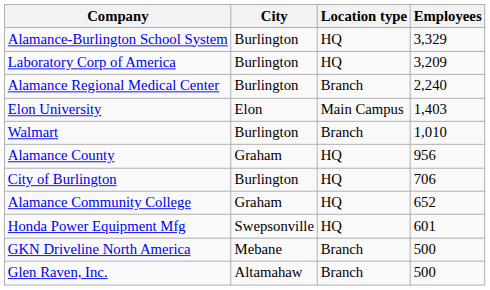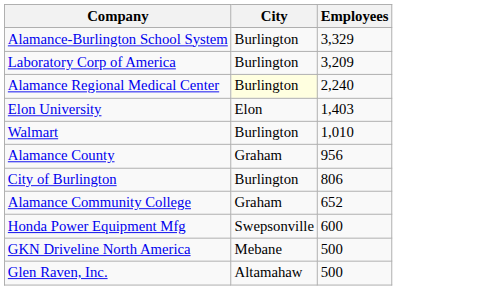- column: (364, 16)
(266, 86) no background -> (266, 86) lightyellow background
(425, 179) 706 -> (332, 179) 806
(425, 226) 601 -> (332, 226) 600
